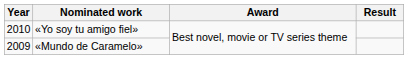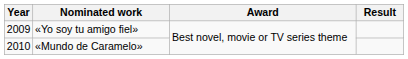(19, 29) 2010 -> (19, 29) 2009
(19, 46) 2009 -> (19, 46) 2010
